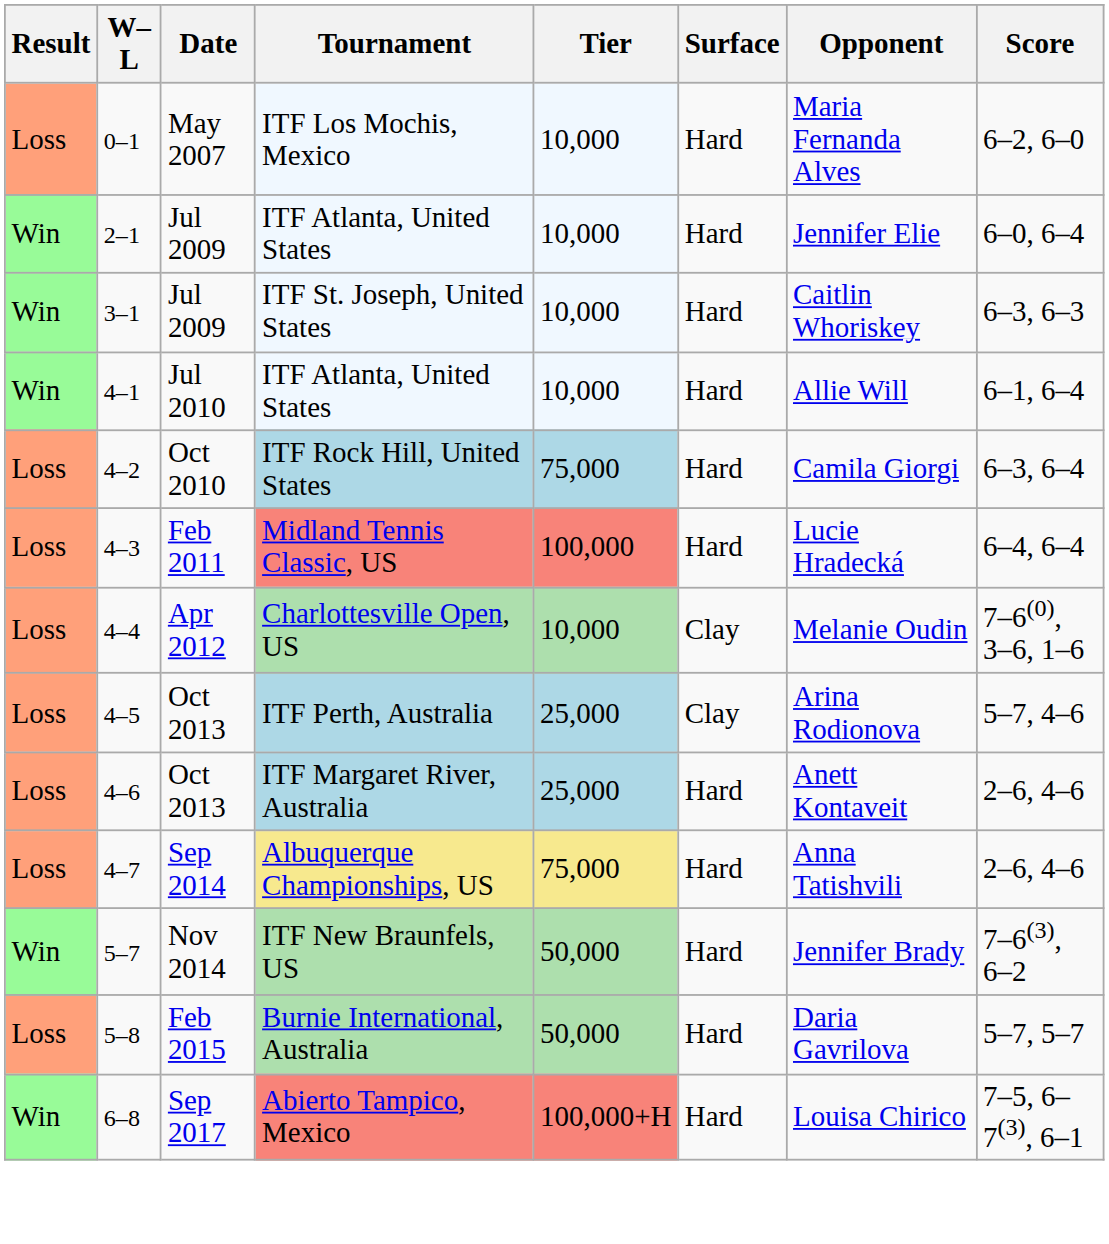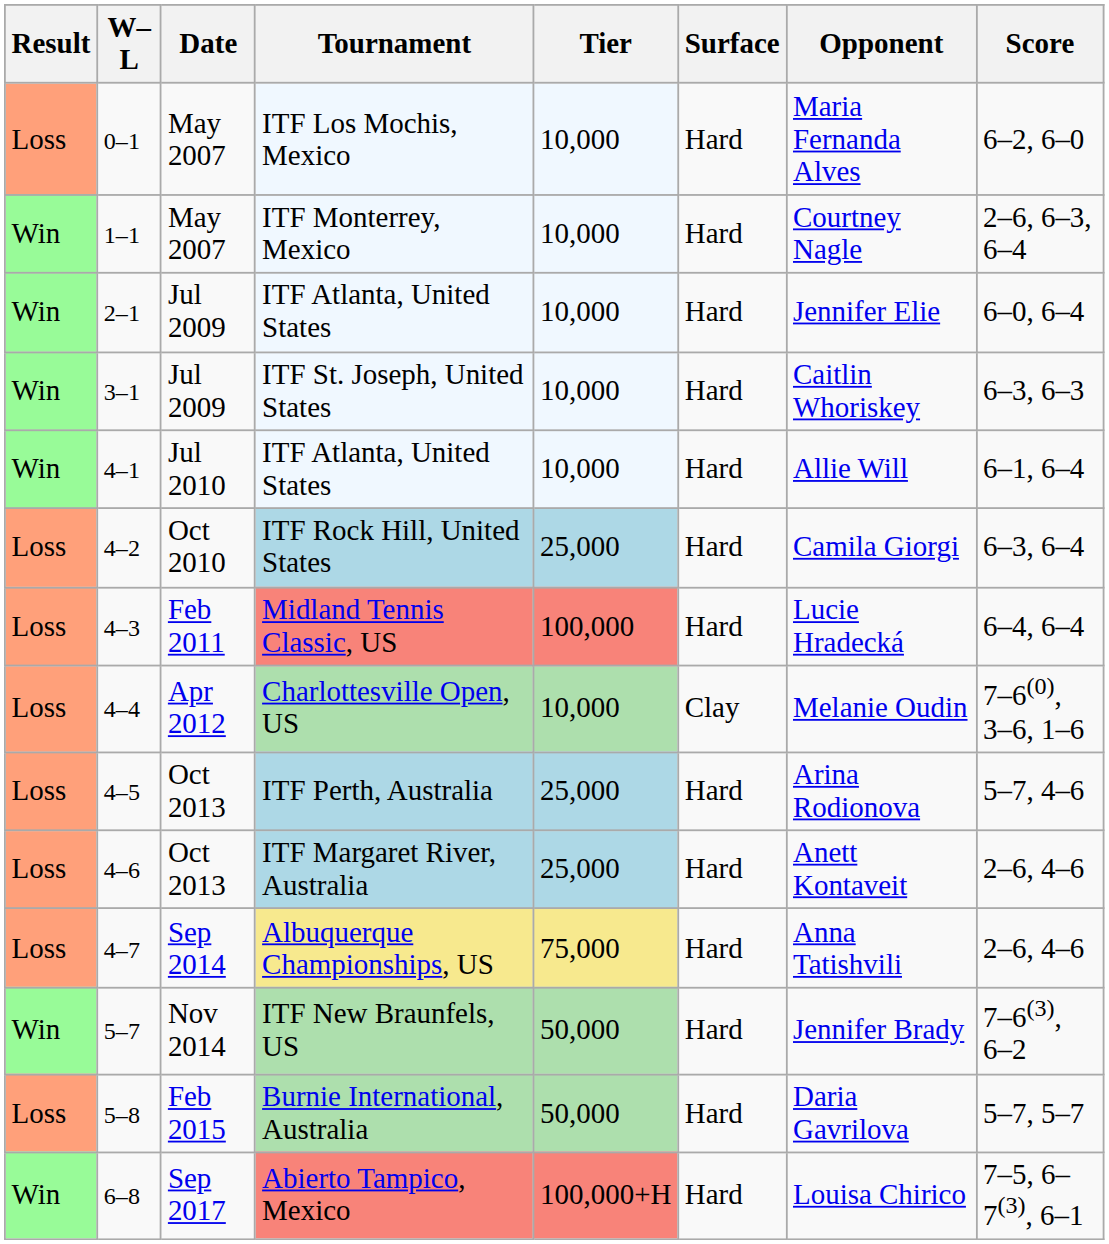+ row: (122, 235)
(580, 468) 75,000 -> (580, 547) 25,000
(712, 712) Clay -> (714, 790) Hard
